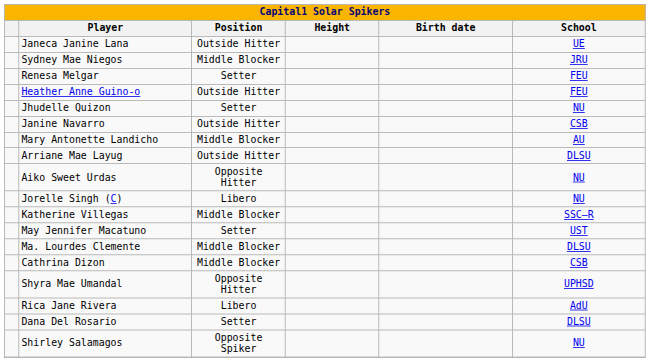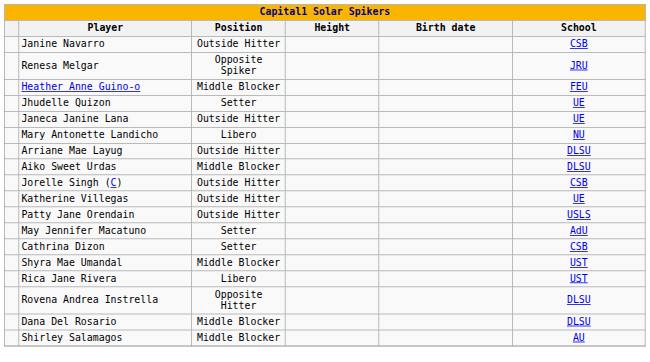rows swapped: (63, 124) <-> (75, 45)
- row: (72, 61)
(239, 77) Setter -> (239, 66) Opposite Spiker
(579, 77) FEU -> (579, 66) JRU
(239, 92) Outside Hitter -> (239, 88) Middle Blocker
(579, 108) NU -> (579, 104) UE
(239, 140) Middle Blocker -> (239, 136) Libero
(579, 140) AU -> (579, 136) NU
(239, 178) Opposite Hitter -> (239, 167) Middle Blocker
(579, 178) NU -> (579, 167) DLSU
(239, 199) Libero -> (239, 183) Outside Hitter
(579, 199) NU -> (579, 183) CSB
(239, 215) Middle Blocker -> (239, 199) Outside Hitter
(579, 215) SSC–R -> (579, 199) UE
+ row: (78, 215)
(579, 231) UST -> (579, 231) AdU
- row: (81, 247)
(239, 263) Middle Blocker -> (239, 247) Setter
(239, 285) Opposite Hitter -> (239, 263) Middle Blocker
(579, 285) UPHSD -> (579, 263) UST
(579, 306) AdU -> (579, 279) UST
+ row: (90, 301)
(239, 322) Setter -> (239, 322) Middle Blocker
(239, 344) Opposite Spiker -> (239, 338) Middle Blocker
(579, 344) NU -> (579, 338) AU
